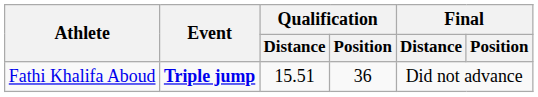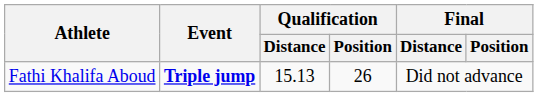(295, 76) 15.51 -> (295, 76) 15.13
(363, 76) 36 -> (363, 76) 26
